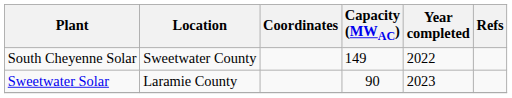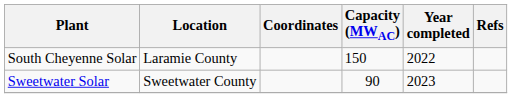(200, 58) Sweetwater County -> (190, 58) Laramie County
(356, 58) 149 -> (356, 58) 150
(190, 81) Laramie County -> (200, 81) Sweetwater County
